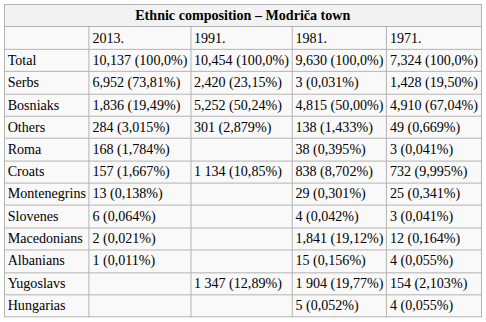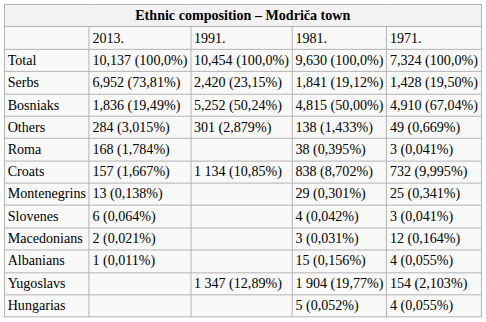(327, 82) 3 (0,031%) -> (339, 82) 1,841 (19,12%)
(339, 238) 1,841 (19,12%) -> (327, 238) 3 (0,031%)
